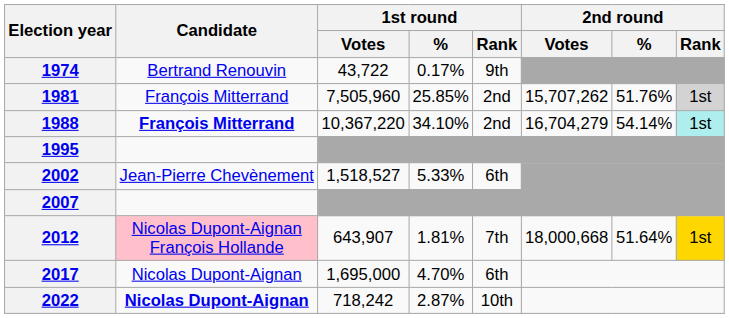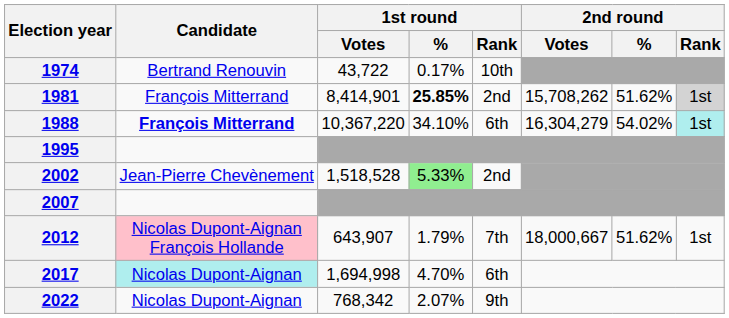(497, 70) 9th -> (497, 70) 10th
(363, 96) 7,505,960 -> (363, 96) 8,414,901
(441, 96) normal -> (441, 96) bold
(567, 96) 15,707,262 -> (567, 96) 15,708,262
(644, 96) 51.76% -> (644, 96) 51.62%
(497, 123) 2nd -> (497, 123) 6th
(567, 123) 16,704,279 -> (567, 123) 16,304,279
(644, 123) 54.14% -> (644, 123) 54.02%
(363, 176) 1,518,527 -> (363, 176) 1,518,528
(441, 176) no background -> (441, 176) lightgreen background
(497, 176) 6th -> (497, 176) 2nd
(441, 238) 1.81% -> (441, 238) 1.79%
(567, 238) 18,000,668 -> (567, 238) 18,000,667
(644, 238) 51.64% -> (644, 238) 51.62%
(700, 238) gold background -> (700, 238) no background
(217, 273) no background -> (217, 273) paleturquoise background
(363, 273) 1,695,000 -> (363, 273) 1,694,998
(217, 300) bold -> (217, 300) normal
(363, 300) 718,242 -> (363, 300) 768,342
(441, 300) 2.87% -> (441, 300) 2.07%
(497, 300) 10th -> (497, 300) 9th
